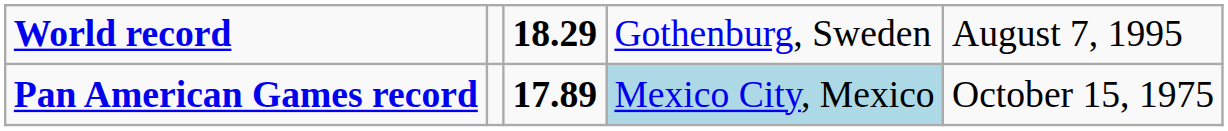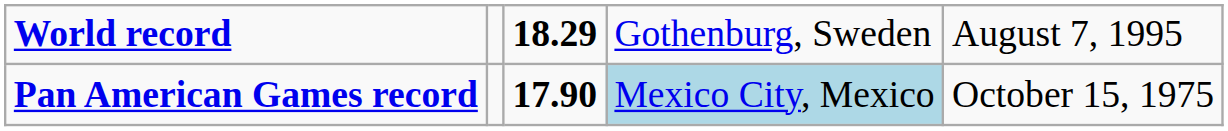(555, 93) 17.89 -> (555, 93) 17.90
